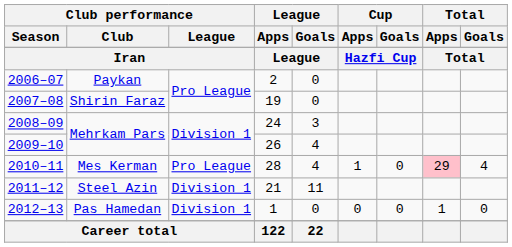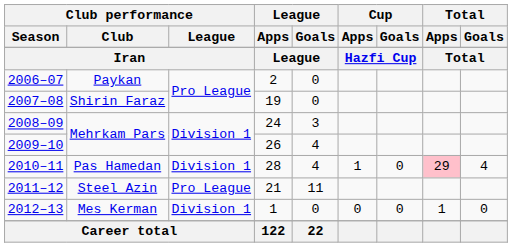(117, 167) Mes Kerman -> (117, 167) Pas Hamedan
(211, 167) Pro League -> (211, 167) Division 1
(211, 188) Division 1 -> (211, 188) Pro League
(117, 210) Pas Hamedan -> (117, 210) Mes Kerman
